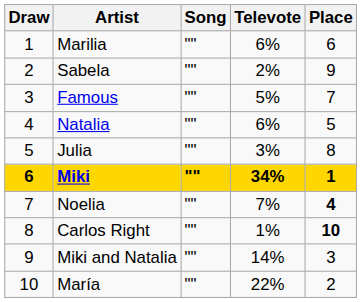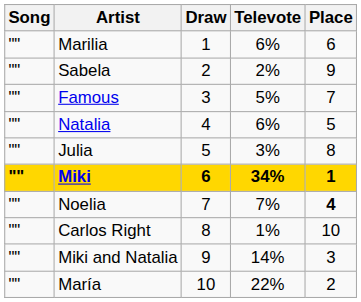columns swapped: (29, 17) <-> (205, 17)
(331, 230) bold -> (331, 230) normal
